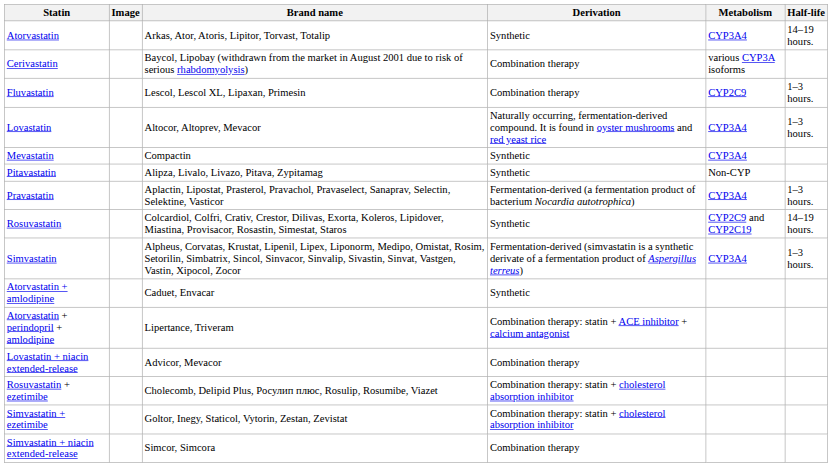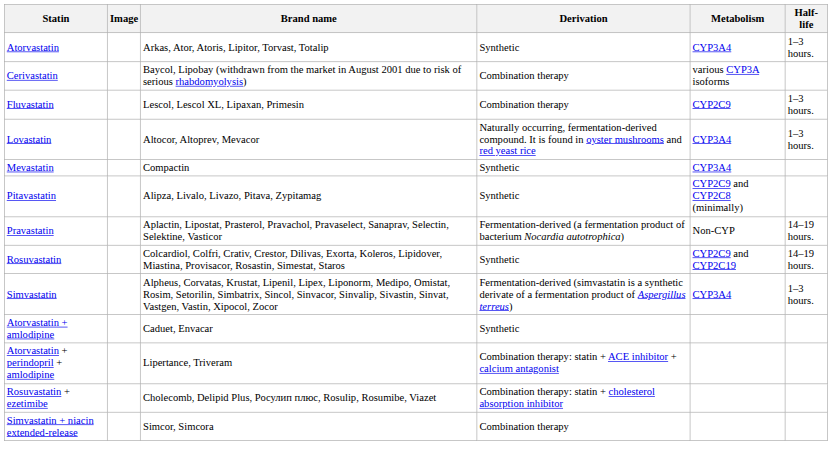(801, 35) 14–19 hours. -> (801, 47) 1–3 hours.
(729, 172) Non-CYP -> (721, 196) CYP2C9 and CYP2C8 (minimally)
(728, 195) CYP3A4 -> (714, 231) Non-CYP
(800, 195) 1–3 hours. -> (801, 231) 14–19 hours.
- row: (48, 362)
- row: (36, 419)
